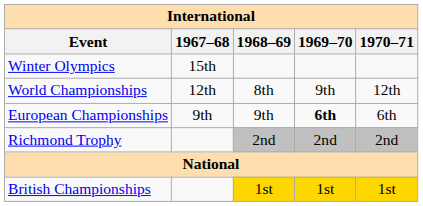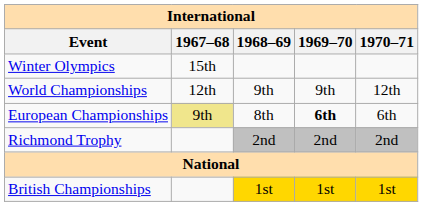(264, 90) 8th -> (264, 90) 9th
(202, 115) no background -> (202, 115) khaki background
(264, 115) 9th -> (264, 115) 8th
